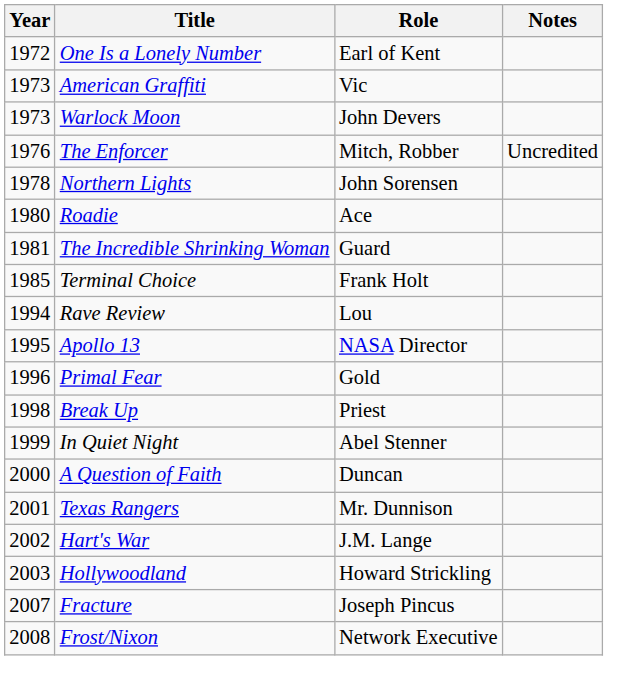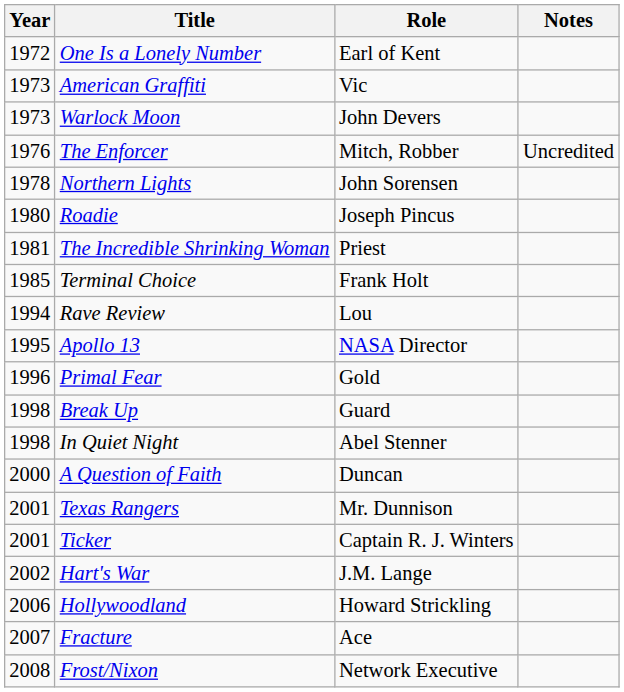(356, 215) Ace -> (397, 215) Joseph Pincus
(365, 248) Guard -> (362, 248) Priest
(362, 410) Priest -> (365, 410) Guard
(30, 442) 1999 -> (30, 442) 1998
+ row: (85, 540)
(30, 572) 2003 -> (30, 605) 2006
(397, 605) Joseph Pincus -> (356, 637) Ace
